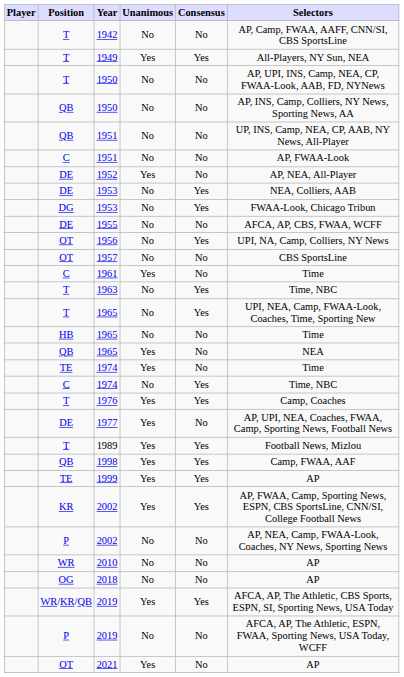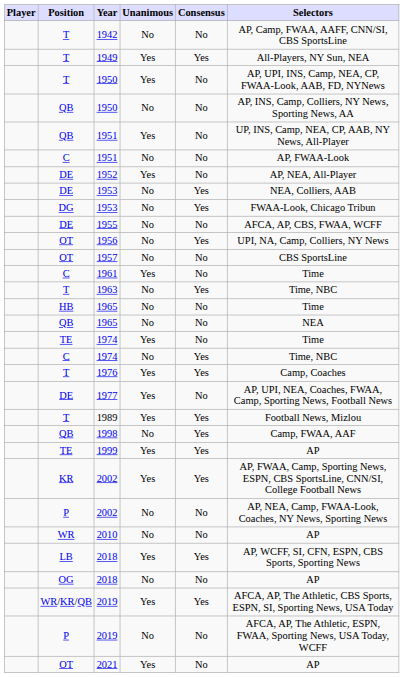(148, 79) No -> (148, 79) Yes
(148, 136) No -> (148, 136) Yes
- row: (66, 312)
(148, 351) Yes -> (148, 323) No
(148, 462) Yes -> (148, 434) No
+ row: (66, 557)
